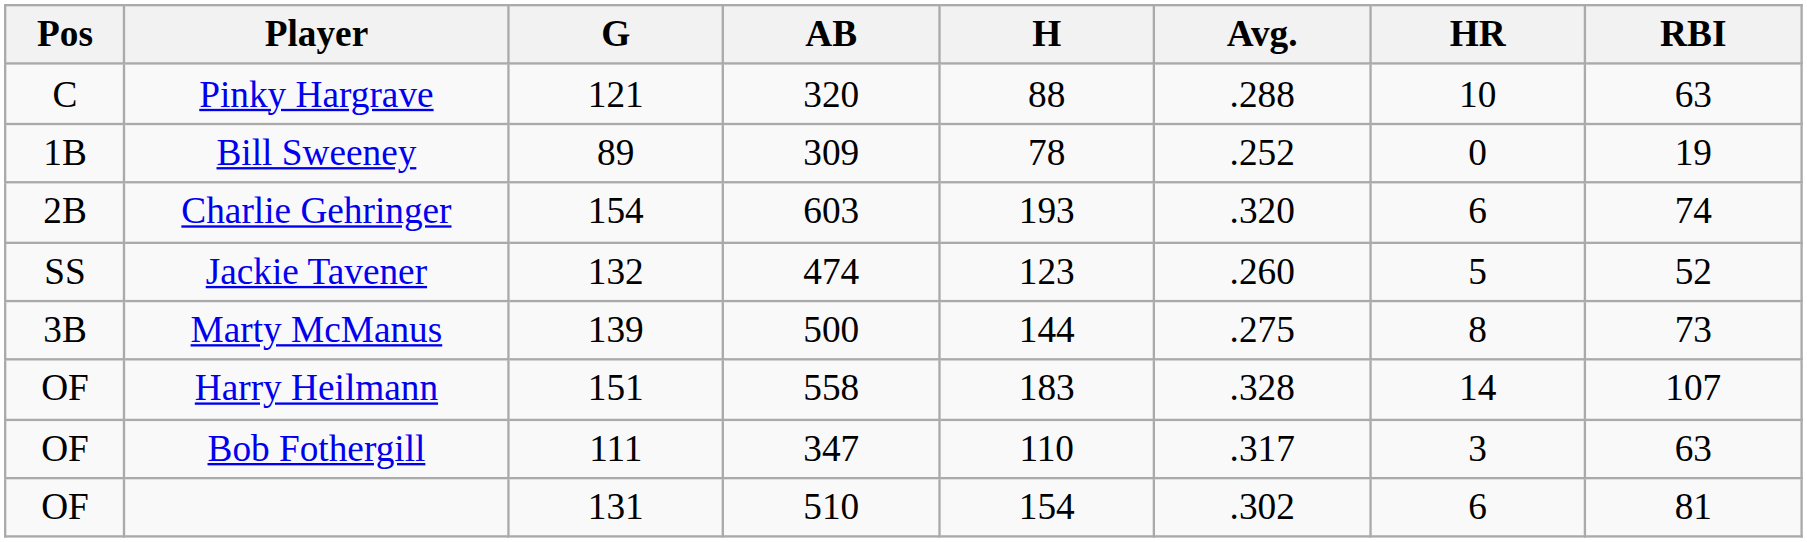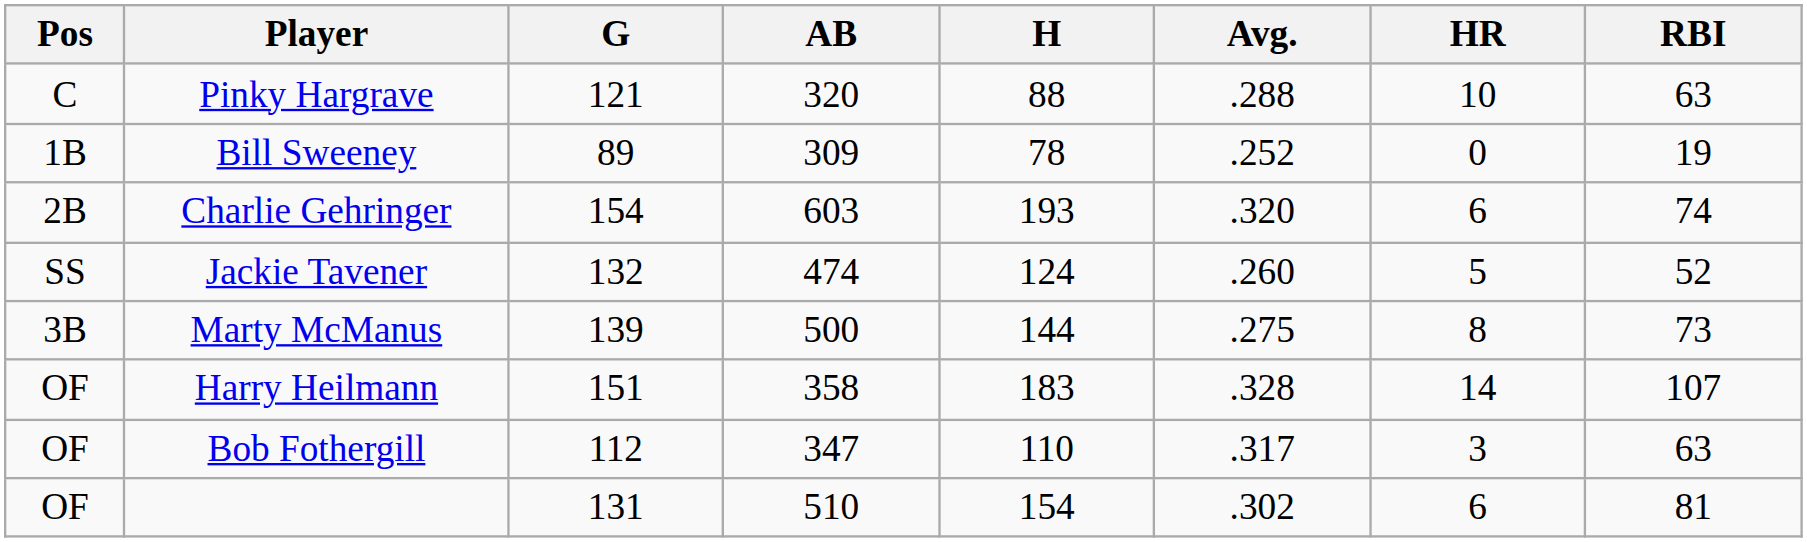(1047, 270) 123 -> (1047, 270) 124
(831, 388) 558 -> (831, 388) 358
(616, 447) 111 -> (616, 447) 112
